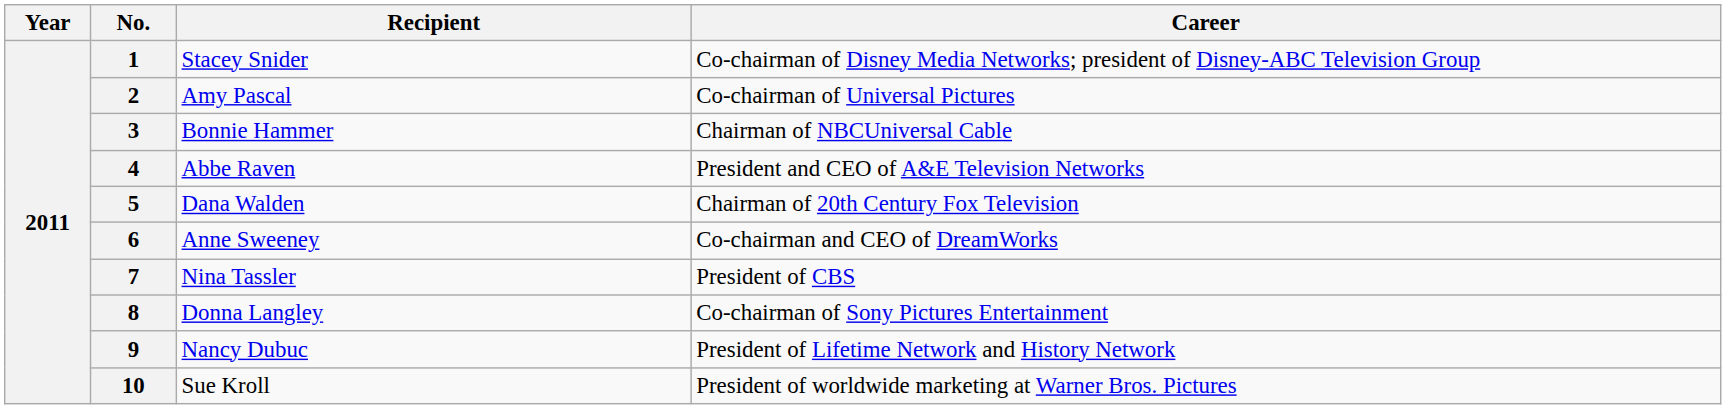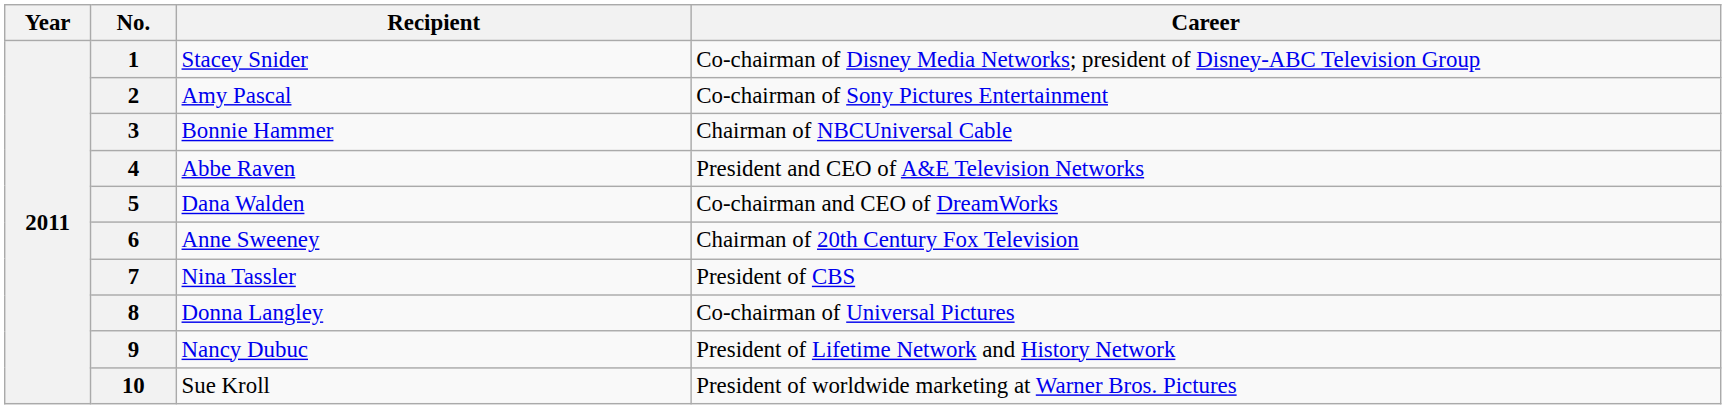(855, 95) Co-chairman of Universal Pictures -> (902, 95) Co-chairman of Sony Pictures Entertainment
(887, 204) Chairman of 20th Century Fox Television -> (877, 204) Co-chairman and CEO of DreamWorks
(877, 240) Co-chairman and CEO of DreamWorks -> (887, 240) Chairman of 20th Century Fox Television
(902, 312) Co-chairman of Sony Pictures Entertainment -> (855, 312) Co-chairman of Universal Pictures
